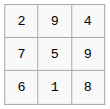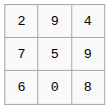(55, 87) 1 -> (55, 87) 0
